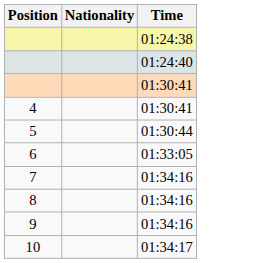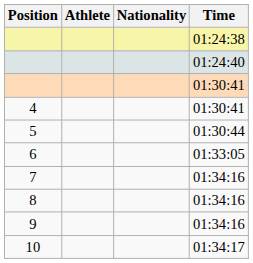+ column: (87, 16)
